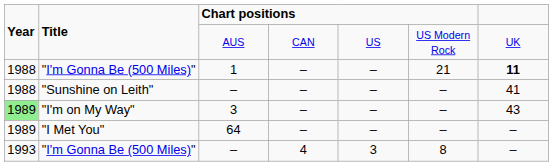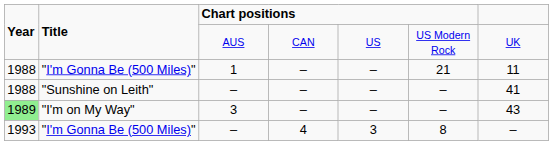(513, 69) bold -> (513, 69) normal
- row: (73, 130)
